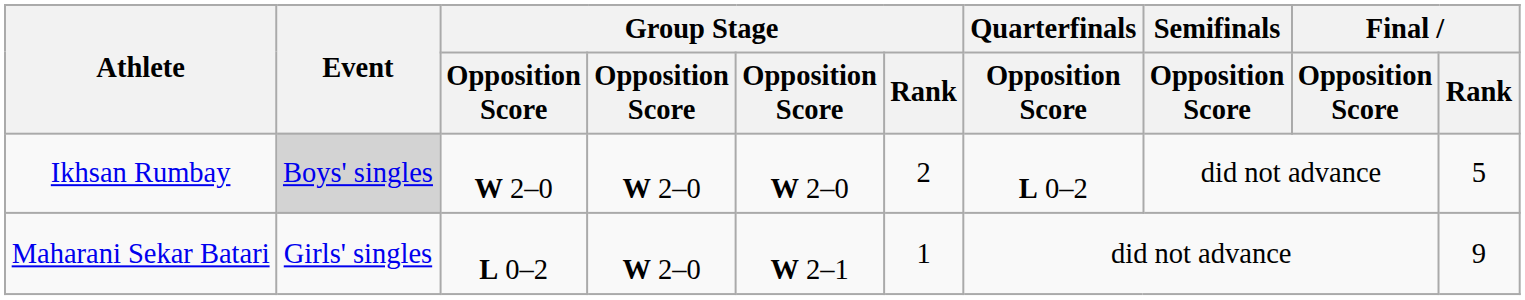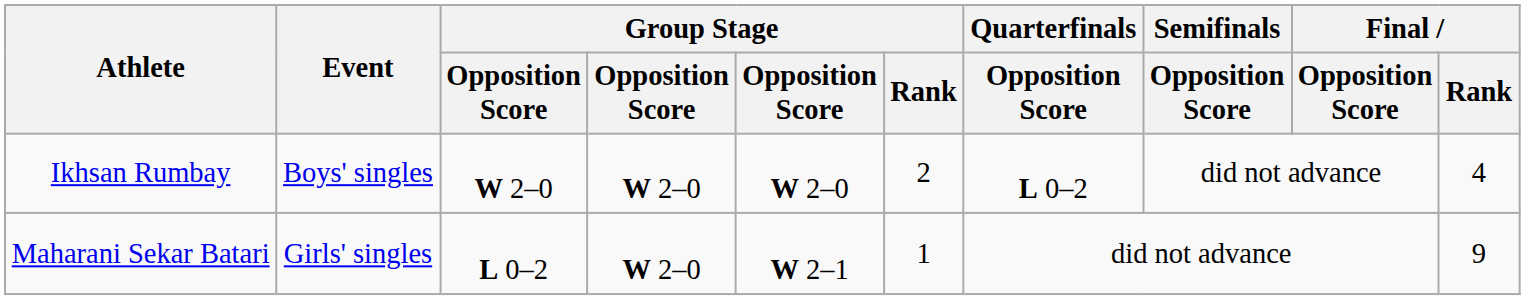(358, 172) lightgrey background -> (358, 172) no background
(1479, 172) 5 -> (1479, 172) 4
